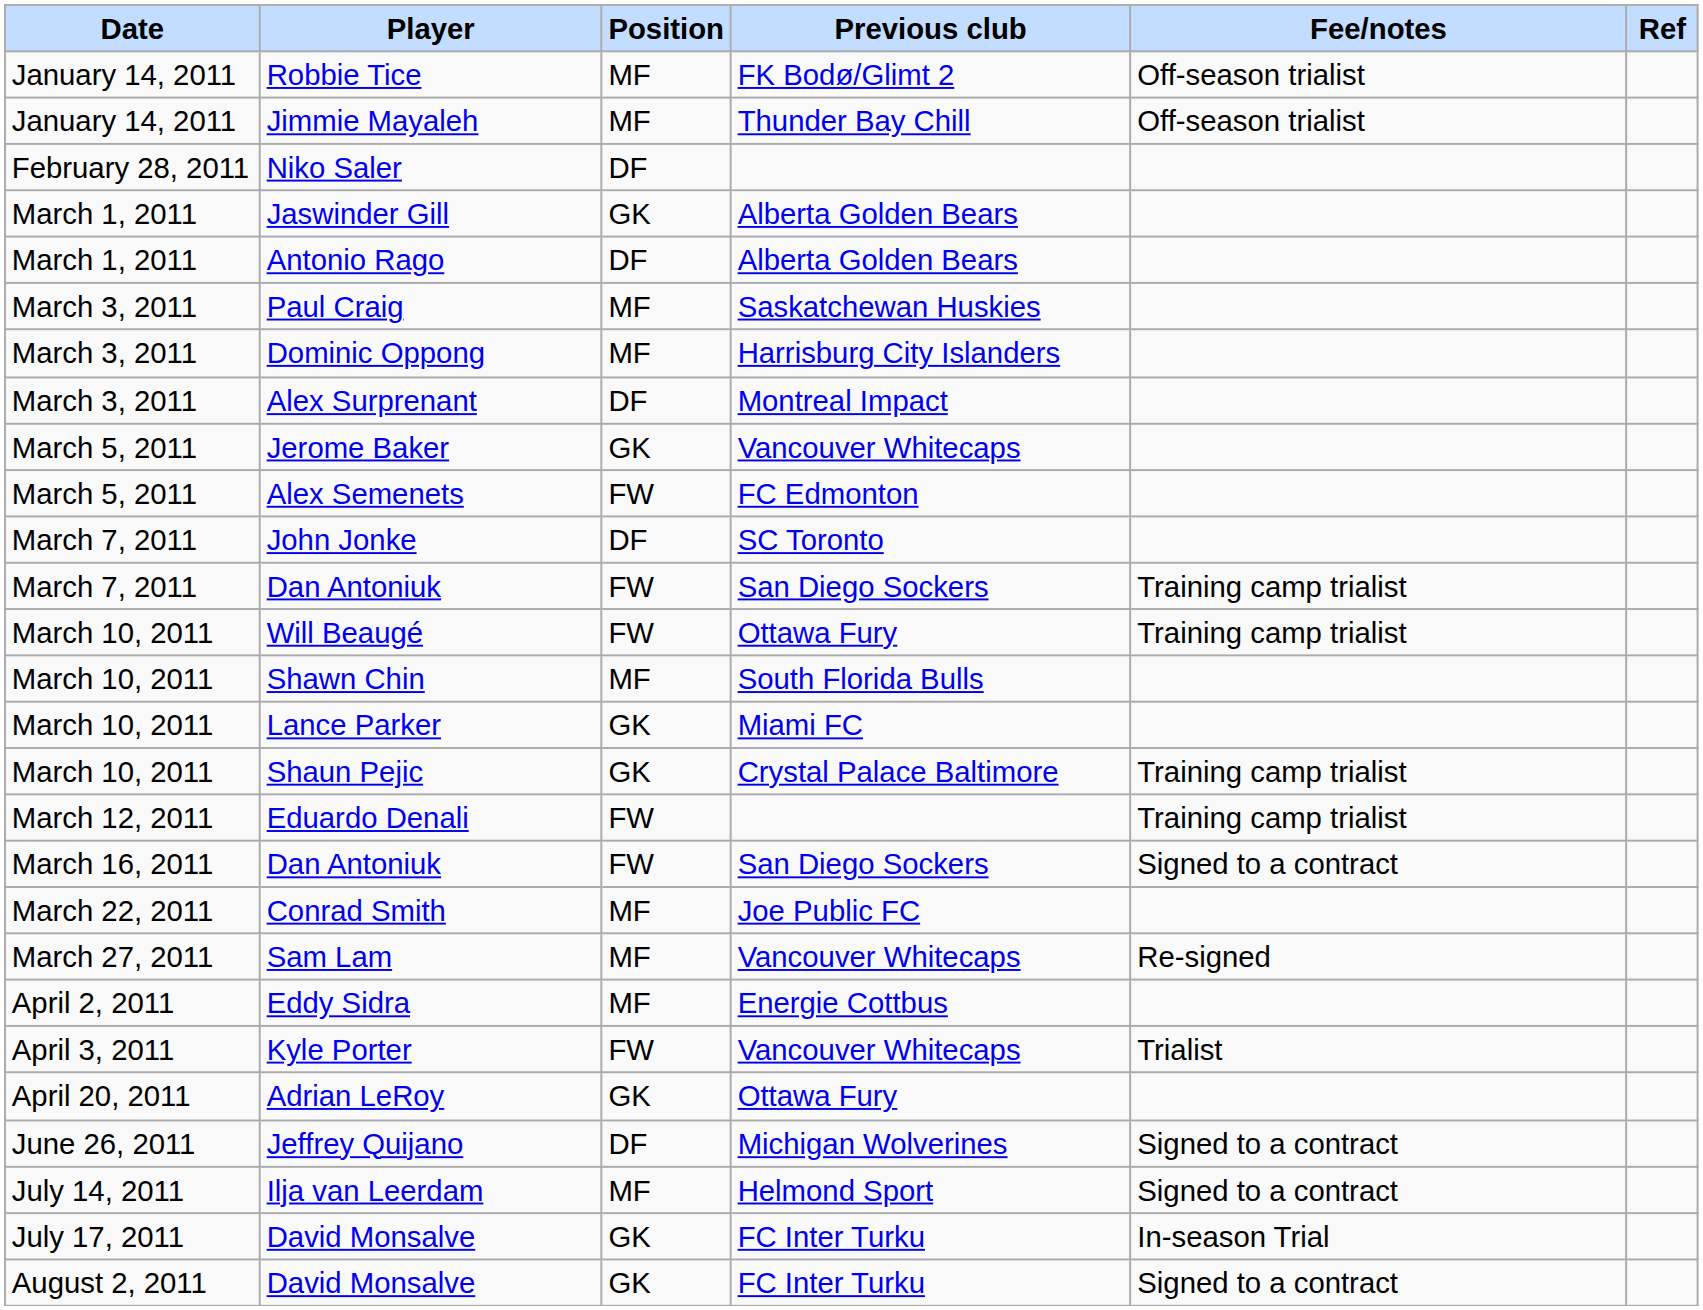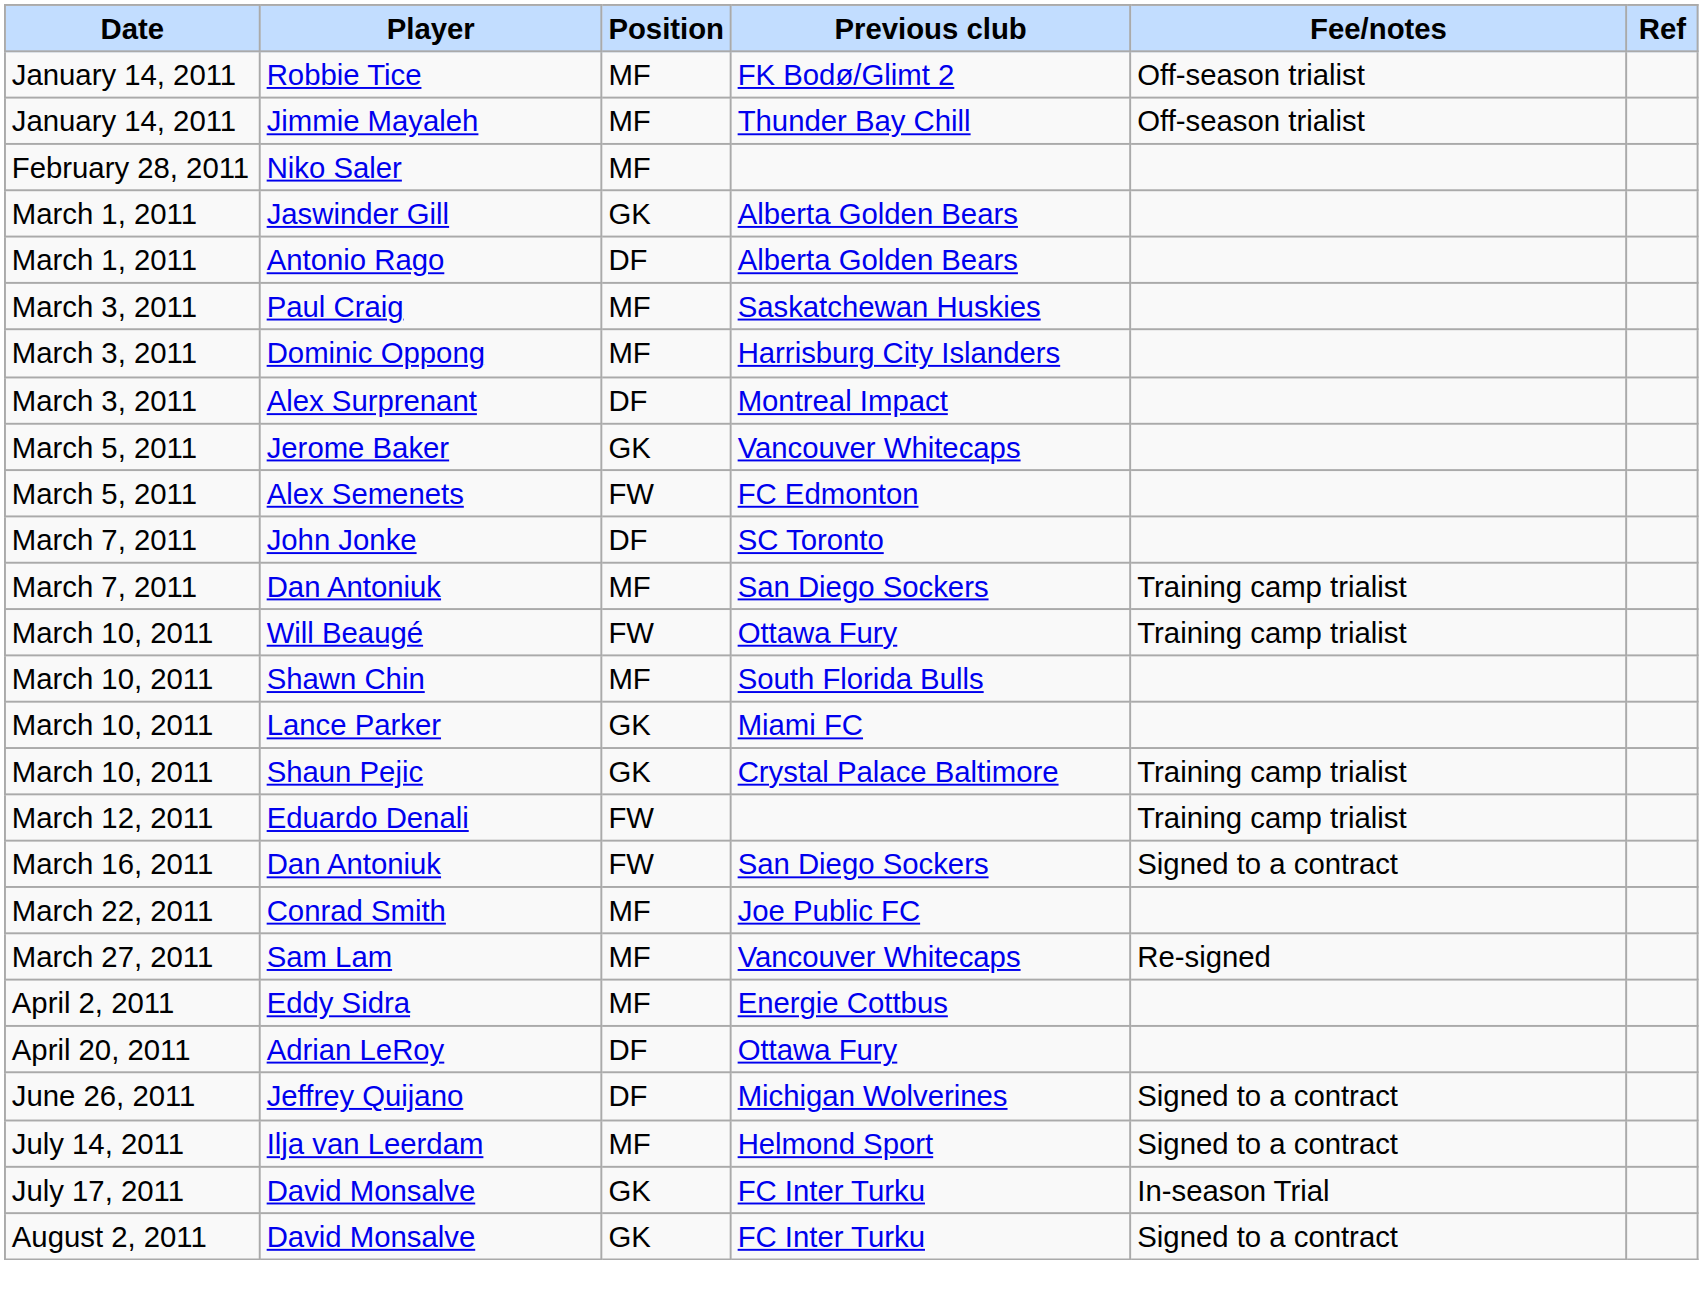(628, 168) DF -> (630, 168) MF
(631, 586) FW -> (630, 586) MF
- row: (93, 1050)
(630, 1097) GK -> (628, 1050) DF
